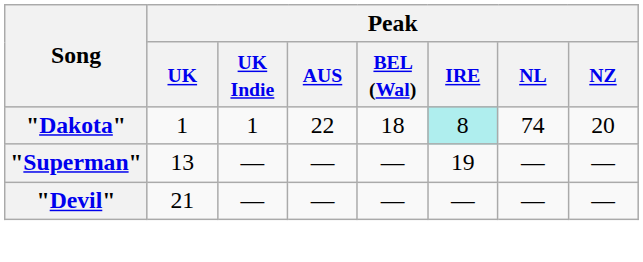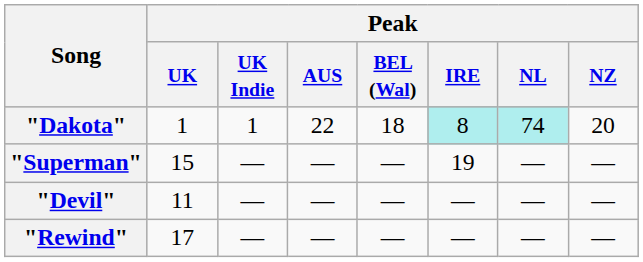(533, 125) no background -> (533, 125) paleturquoise background
(182, 162) 13 -> (182, 162) 15
(182, 200) 21 -> (182, 200) 11
+ row: (76, 237)
